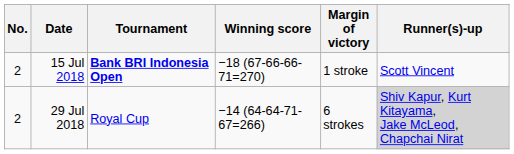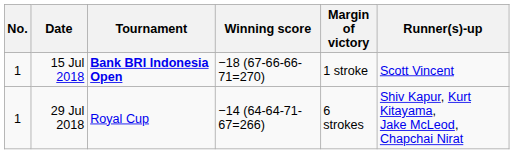(17, 70) 2 -> (17, 70) 1
(17, 118) 2 -> (17, 118) 1
(425, 118) lightgrey background -> (425, 118) no background
